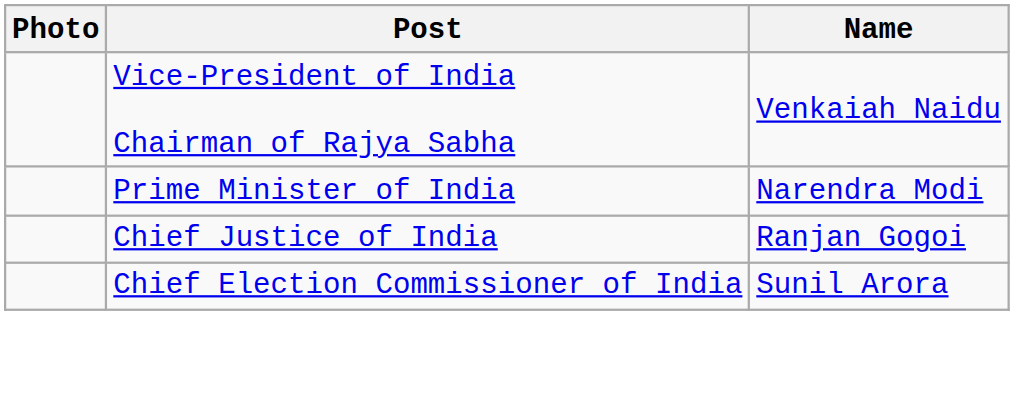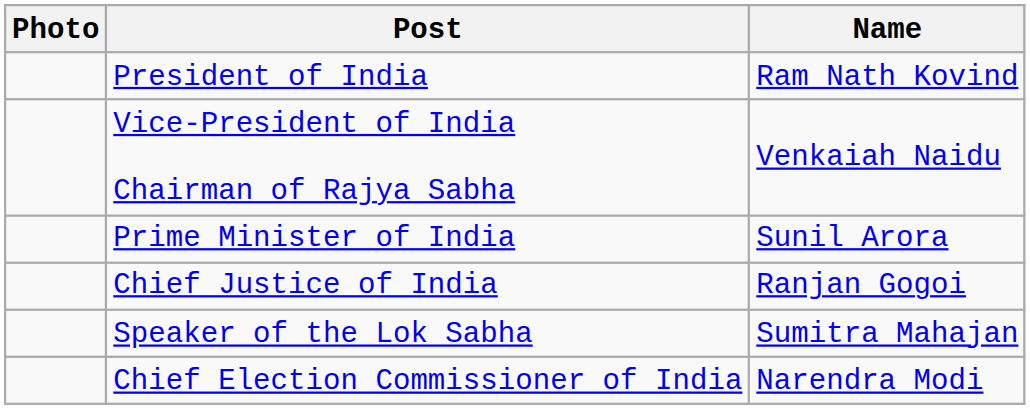+ row: (271, 76)
(870, 191) Narendra Modi -> (852, 238) Sunil Arora
+ row: (323, 333)
(852, 286) Sunil Arora -> (870, 381) Narendra Modi
